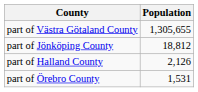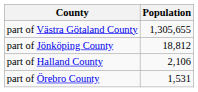(179, 62) 2,126 -> (179, 62) 2,106
